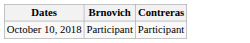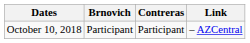+ column: (216, 13)
